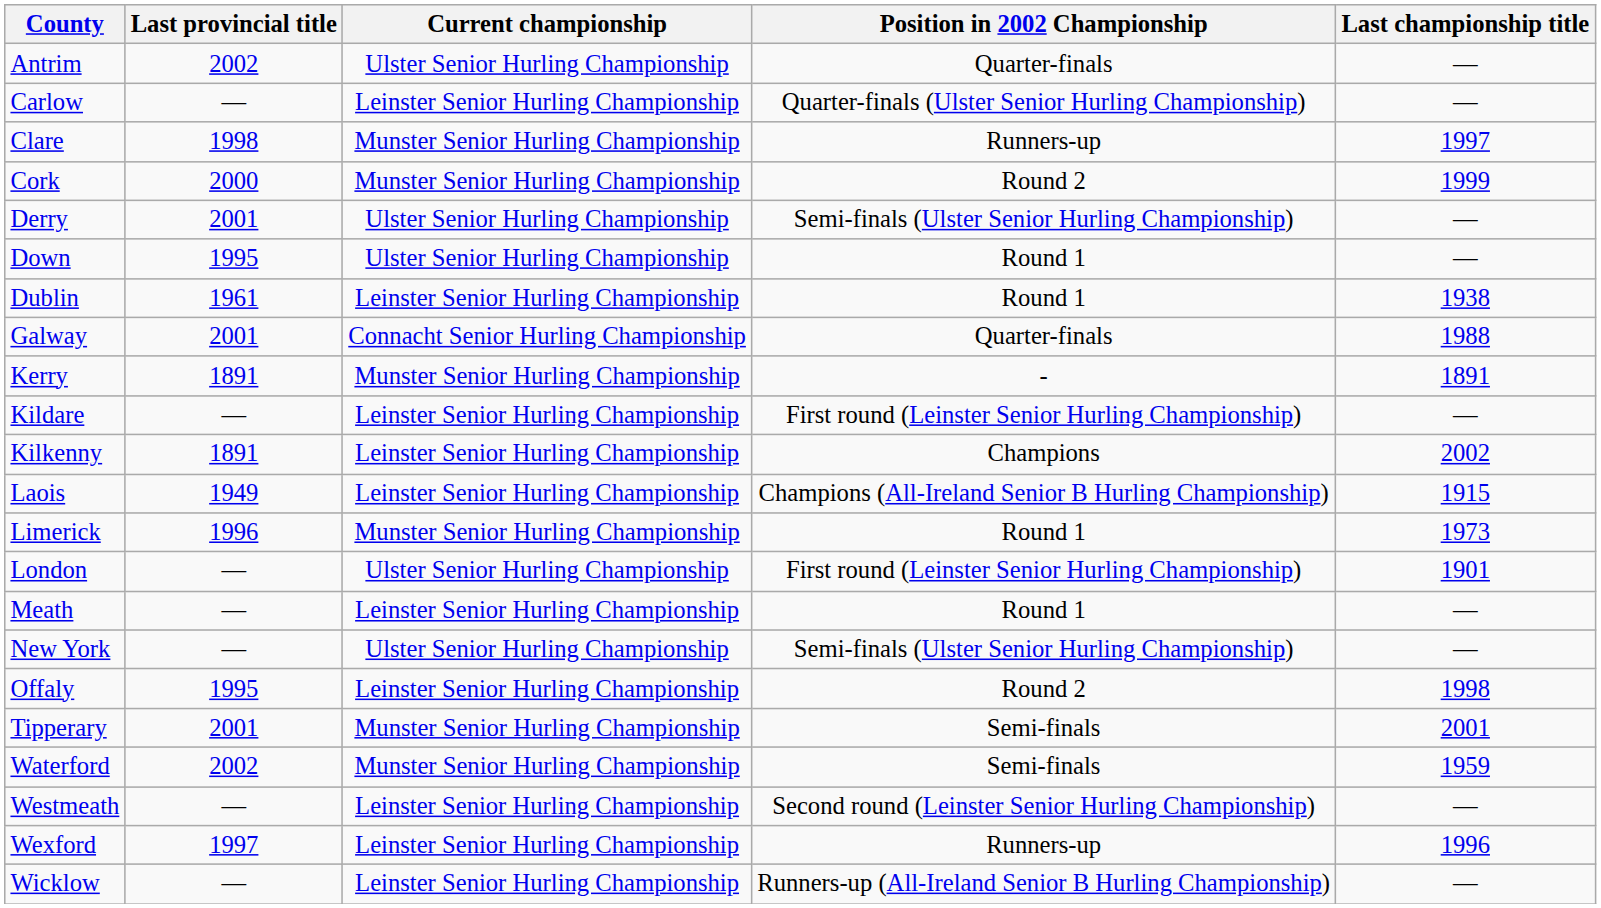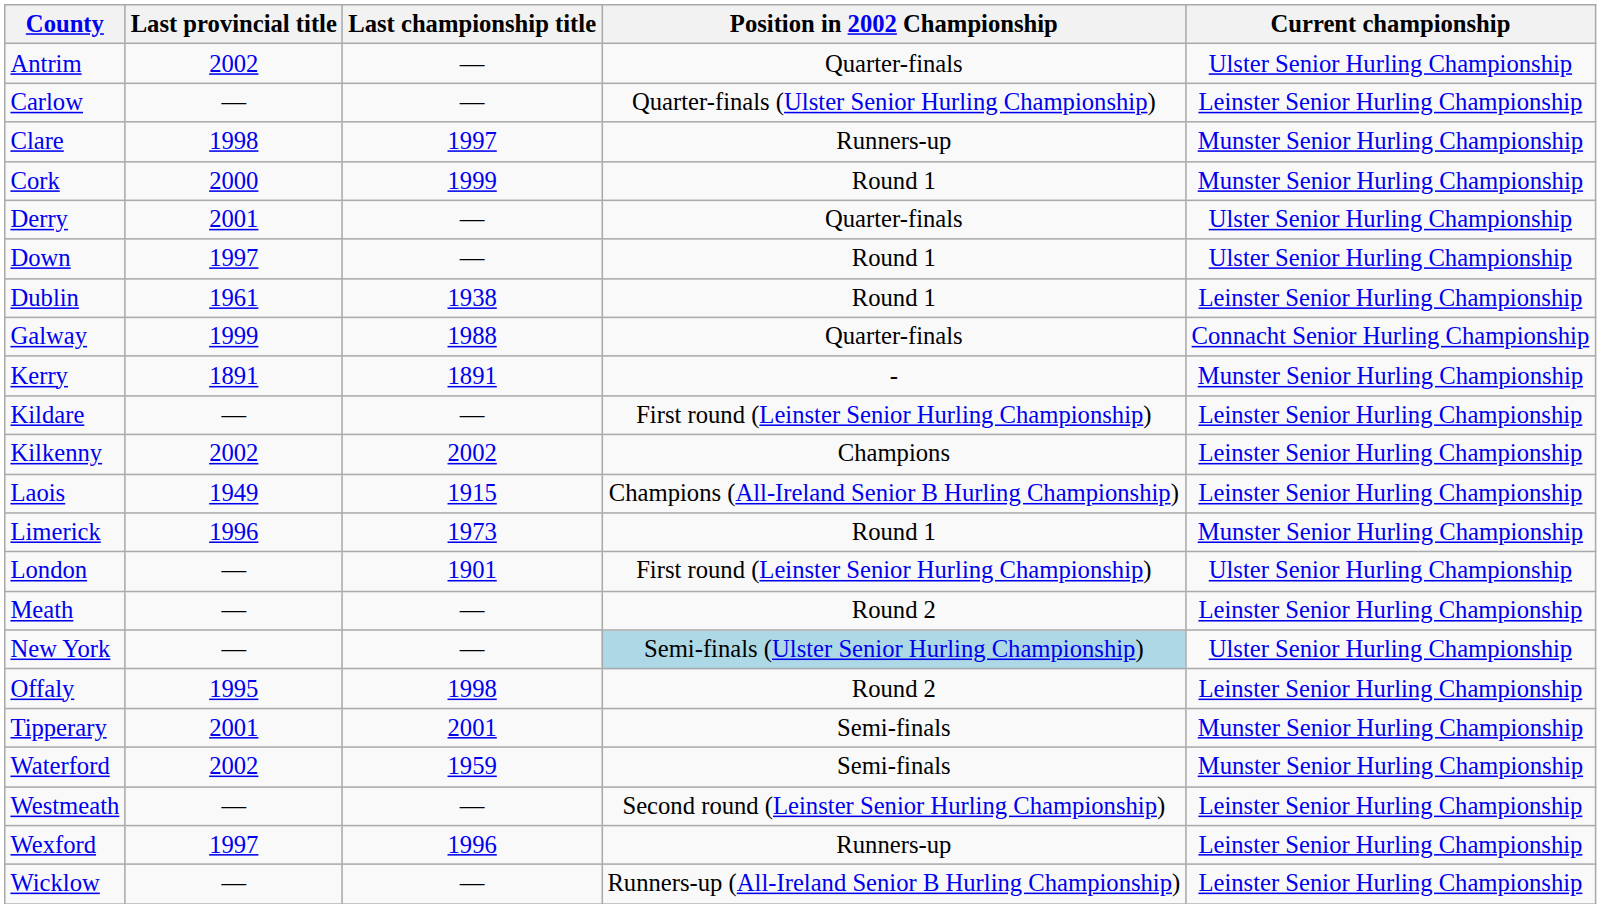columns swapped: (1465, 24) <-> (547, 24)
(1044, 180) Round 2 -> (894, 180) Round 1
(1044, 219) Semi-finals (Ulster Senior Hurling Championship) -> (894, 219) Quarter-finals
(234, 258) 1995 -> (234, 258) 1997
(234, 336) 2001 -> (234, 336) 1999
(234, 453) 1891 -> (234, 453) 2002
(1044, 610) Round 1 -> (894, 610) Round 2
(1044, 649) no background -> (894, 649) lightblue background
